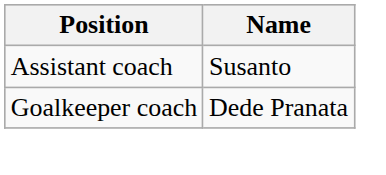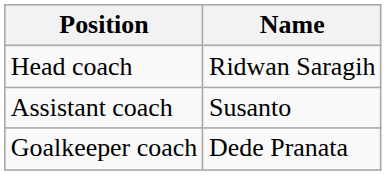+ row: (72, 66)
